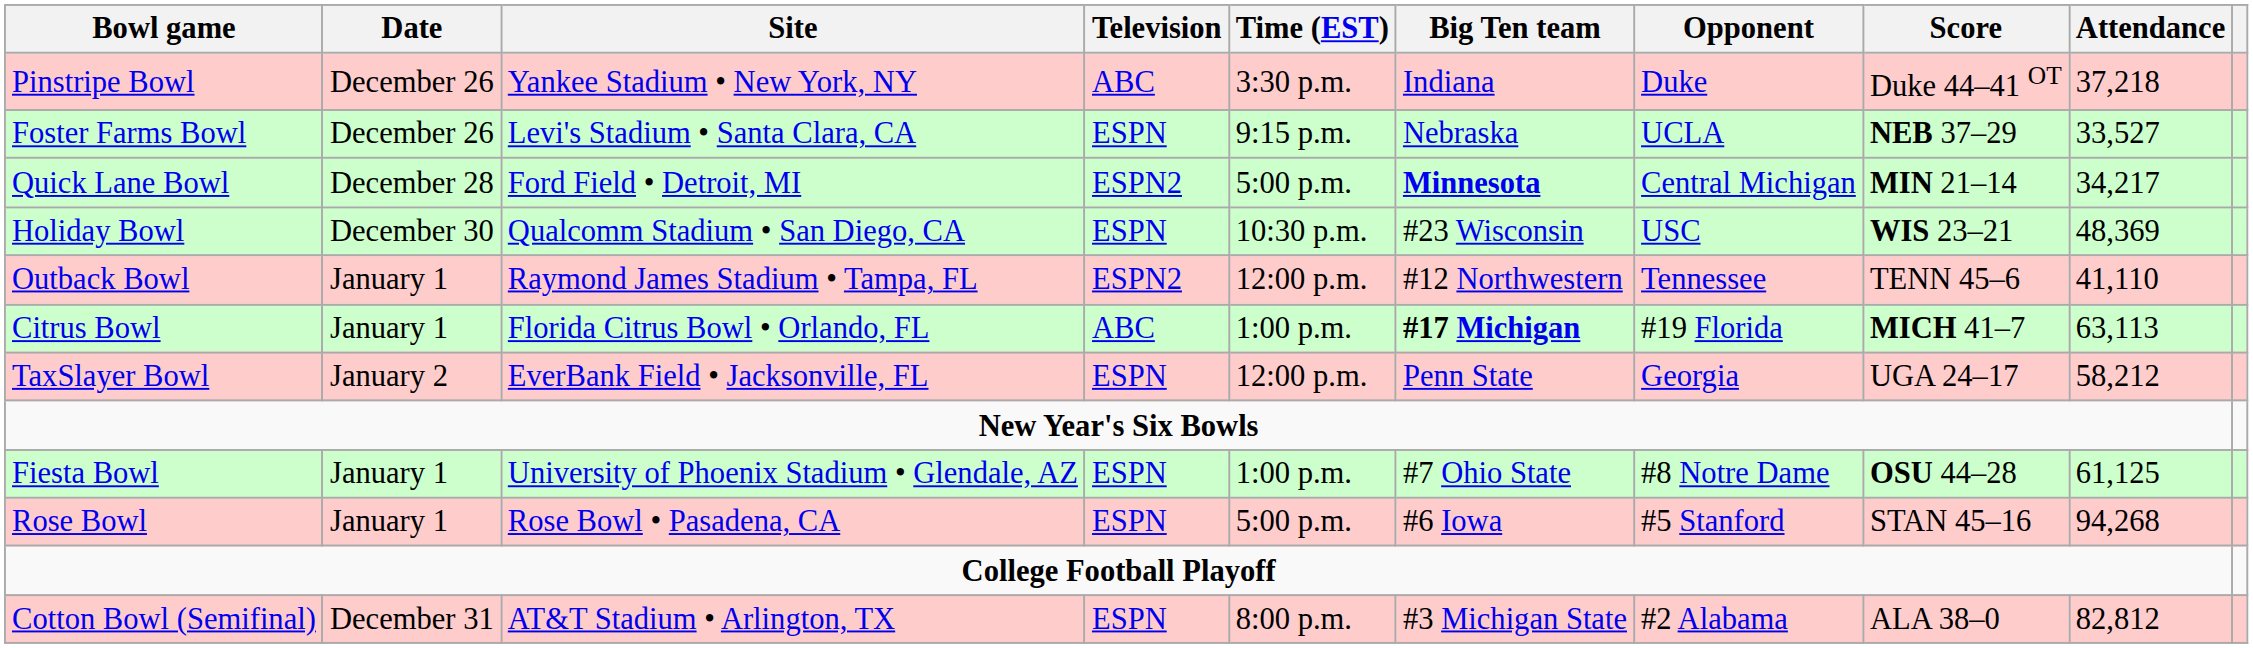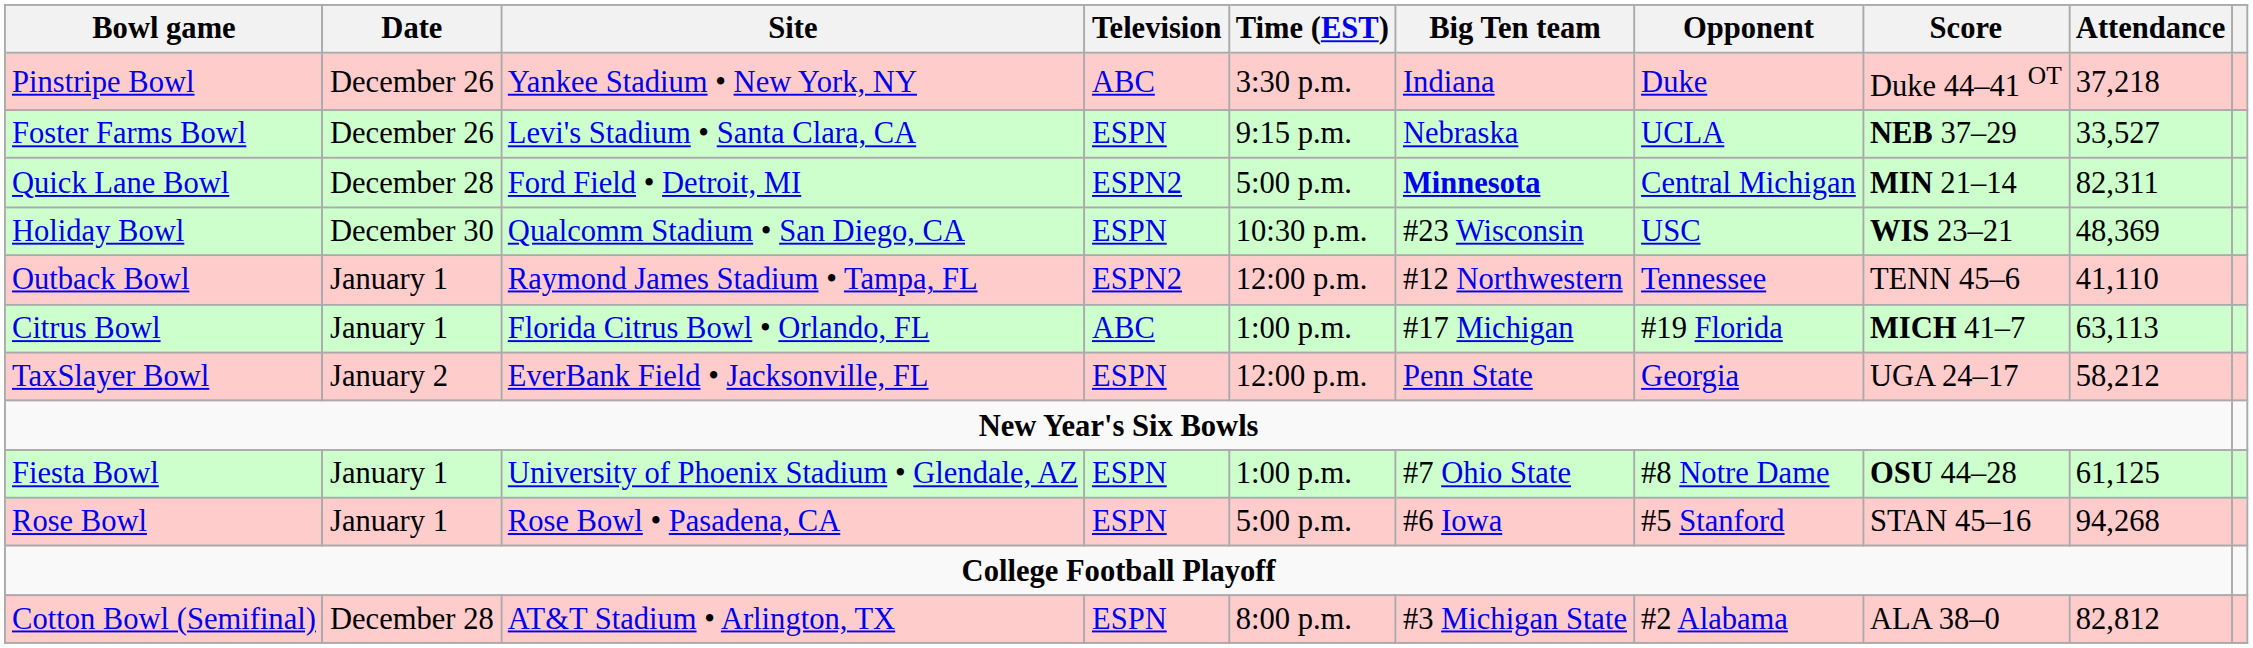(2118, 182) 34,217 -> (2117, 182) 82,311
(1492, 327) bold -> (1488, 327) normal
(412, 618) December 31 -> (412, 618) December 28
